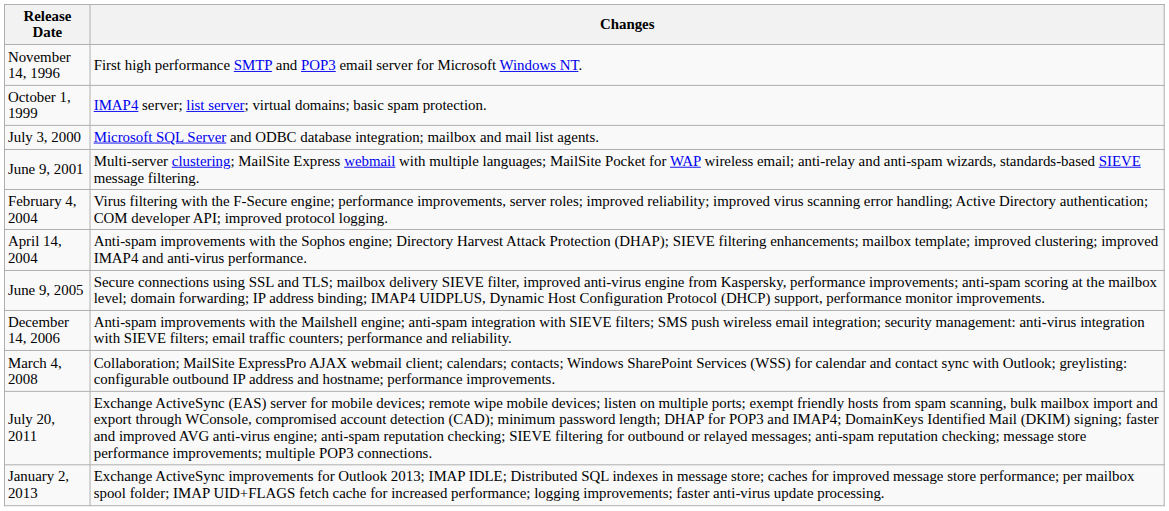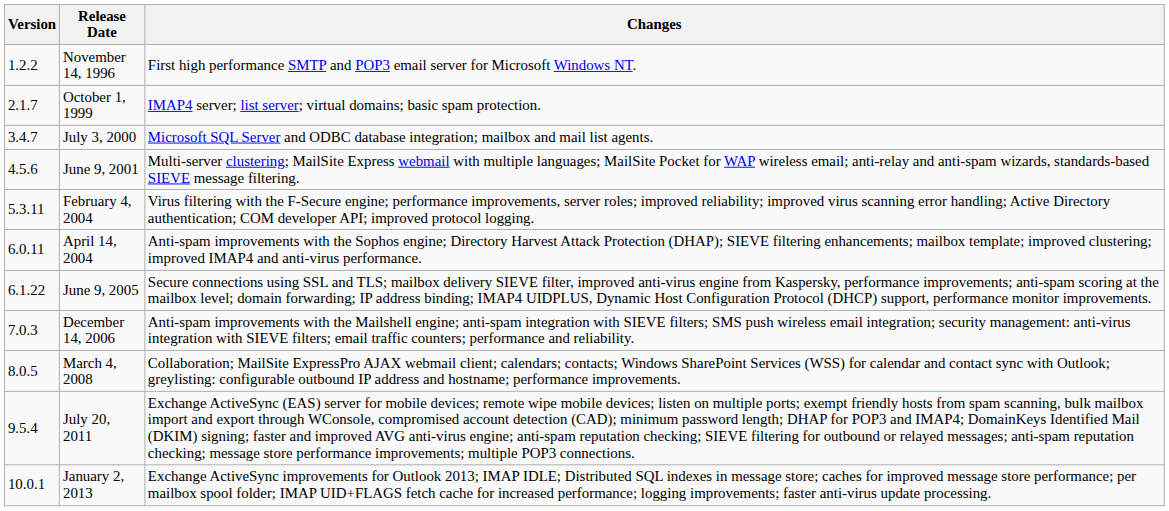+ column: (32, 24)
